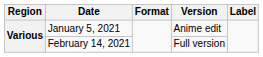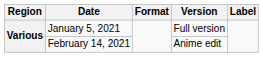(197, 28) Anime edit -> (199, 28) Full version
(199, 44) Full version -> (197, 44) Anime edit
